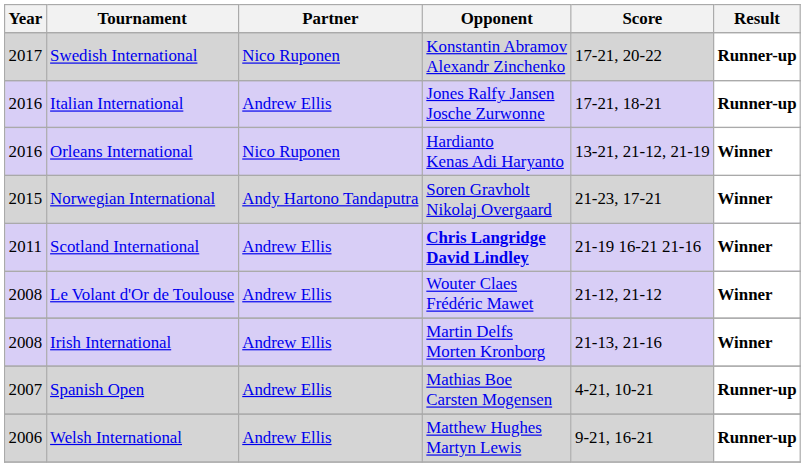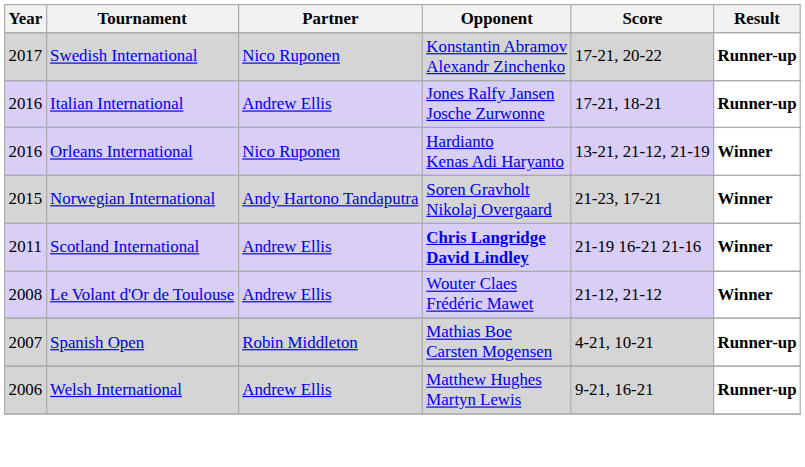- row: (111, 342)
(287, 390) Andrew Ellis -> (300, 342) Robin Middleton
